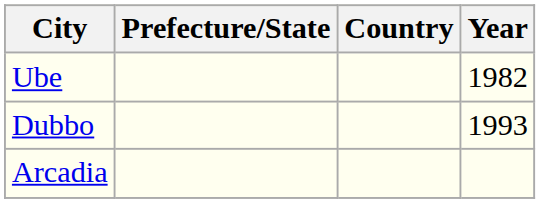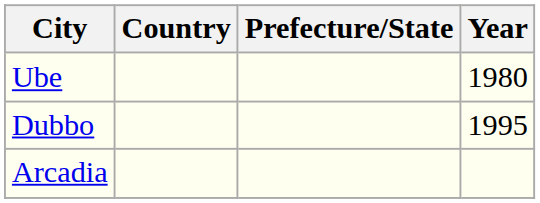columns swapped: (226, 28) <-> (399, 28)
(498, 76) 1982 -> (498, 76) 1980
(498, 124) 1993 -> (498, 124) 1995
